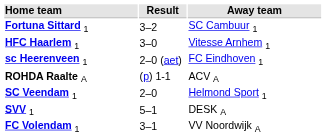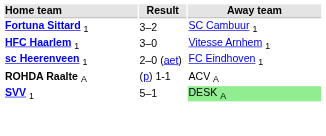- row: (41, 94)
(207, 110) no background -> (207, 94) lightgreen background
- row: (42, 127)
